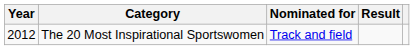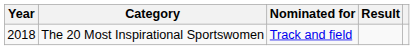(21, 34) 2012 -> (21, 34) 2018
